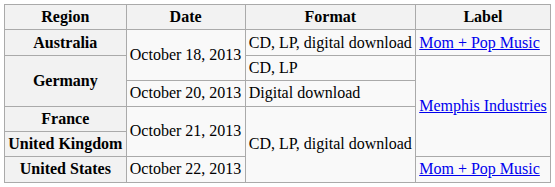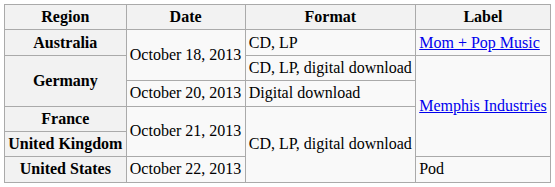(330, 42) CD, LP, digital download -> (273, 42) CD, LP
(273, 67) CD, LP -> (330, 67) CD, LP, digital download
(480, 169) Mom + Pop Music -> (432, 169) Pod
